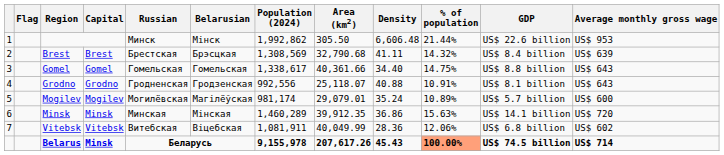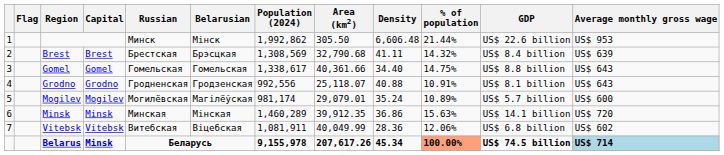(389, 143) 45.43 -> (389, 143) 45.34
(594, 143) no background -> (594, 143) lightblue background
